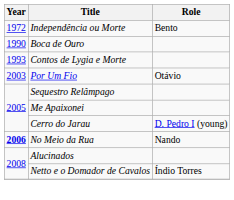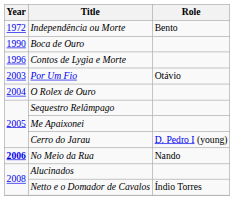(16, 60) 1993 -> (16, 60) 1996
+ row: (63, 92)
